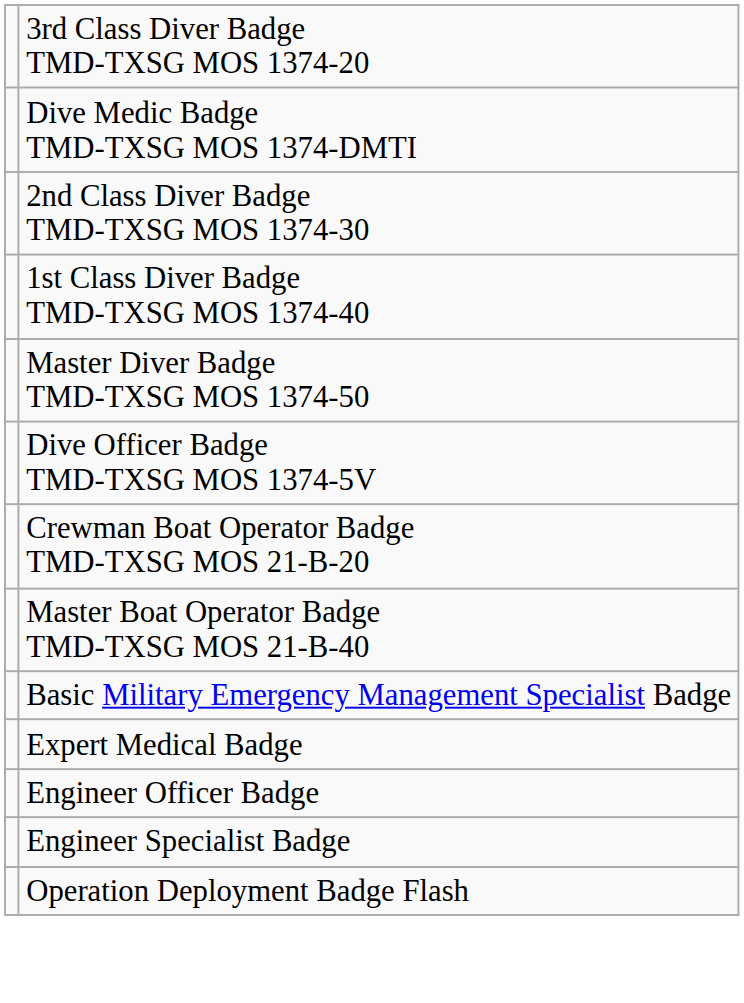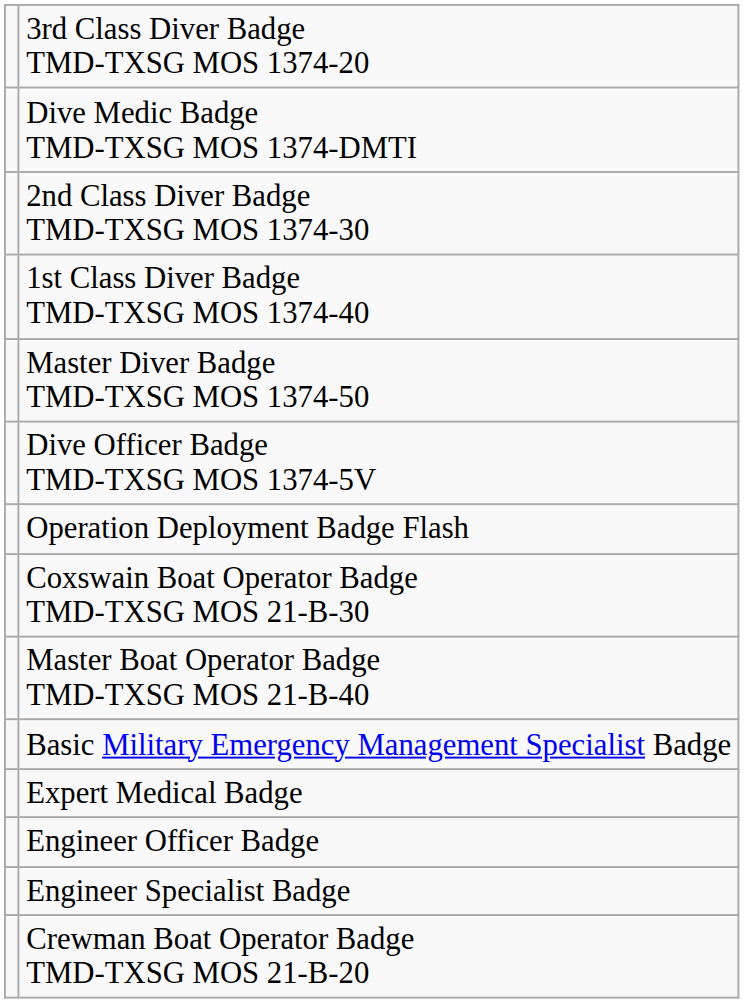rows swapped: (220, 545) <-> (248, 889)
+ row: (222, 594)
